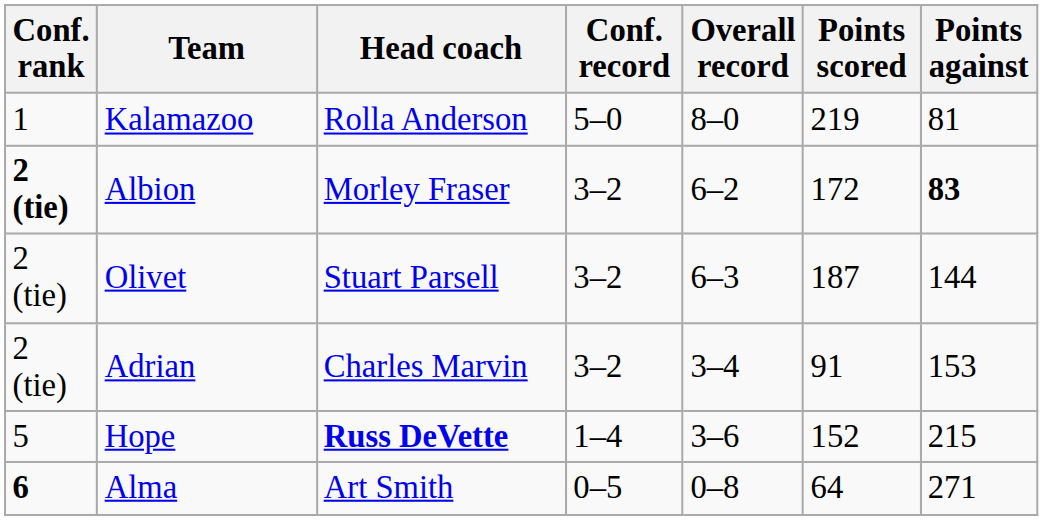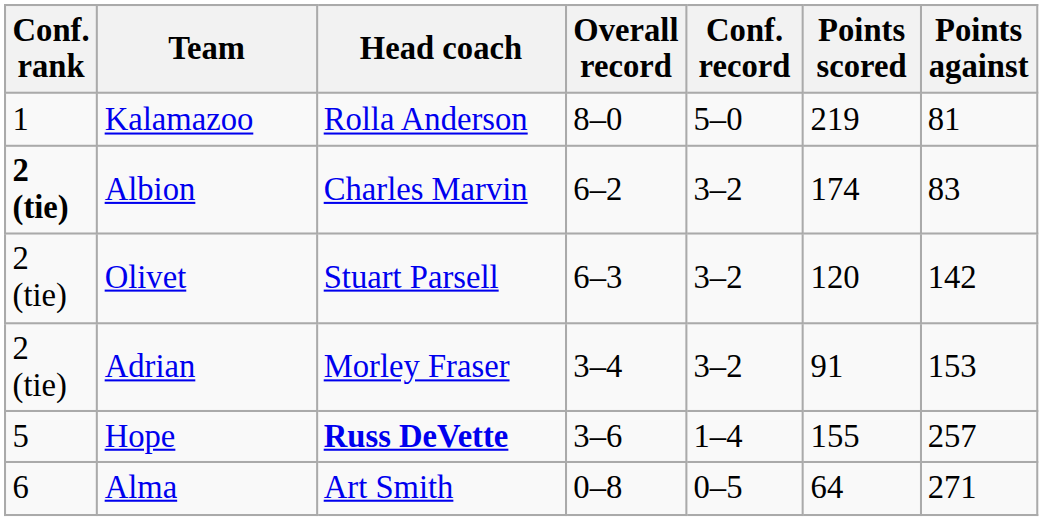columns swapped: (624, 48) <-> (743, 48)
(417, 188) Morley Fraser -> (426, 188) Charles Marvin
(835, 188) 172 -> (835, 188) 174
(944, 188) bold -> (944, 188) normal
(835, 277) 187 -> (835, 277) 120
(952, 277) 144 -> (952, 277) 142
(426, 365) Charles Marvin -> (417, 365) Morley Fraser
(835, 436) 152 -> (835, 436) 155
(952, 436) 215 -> (952, 436) 257
(21, 487) bold -> (21, 487) normal
